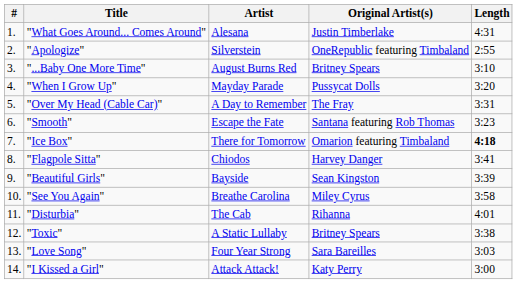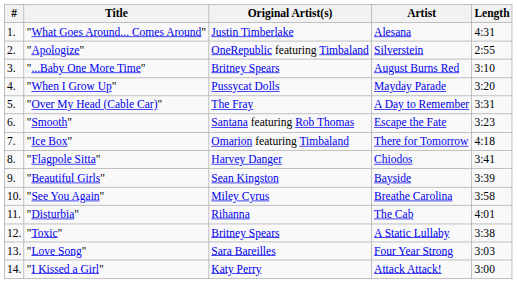columns swapped: (259, 13) <-> (390, 13)
(485, 141) bold -> (485, 141) normal
